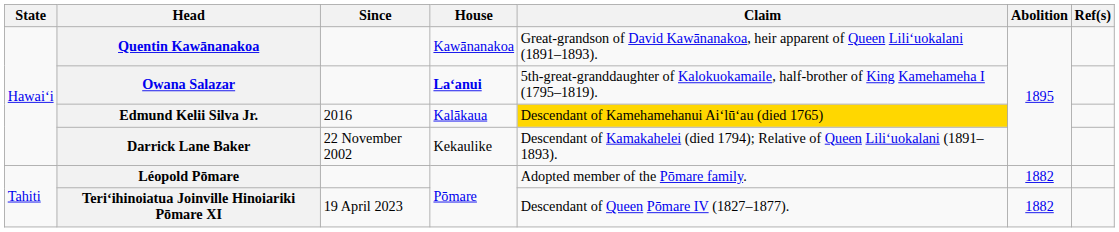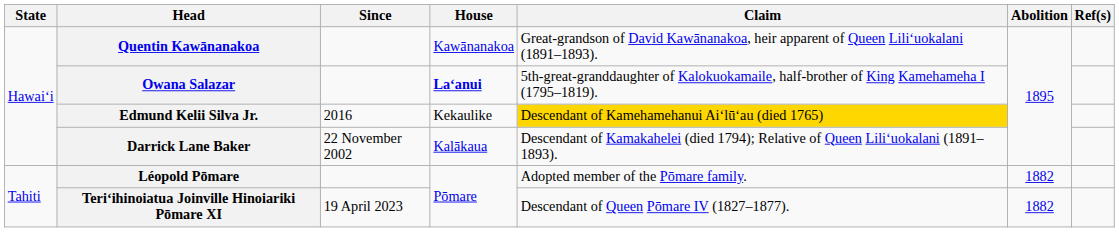(460, 115) Kalākaua -> (463, 115) Kekaulike
(463, 146) Kekaulike -> (460, 146) Kalākaua
